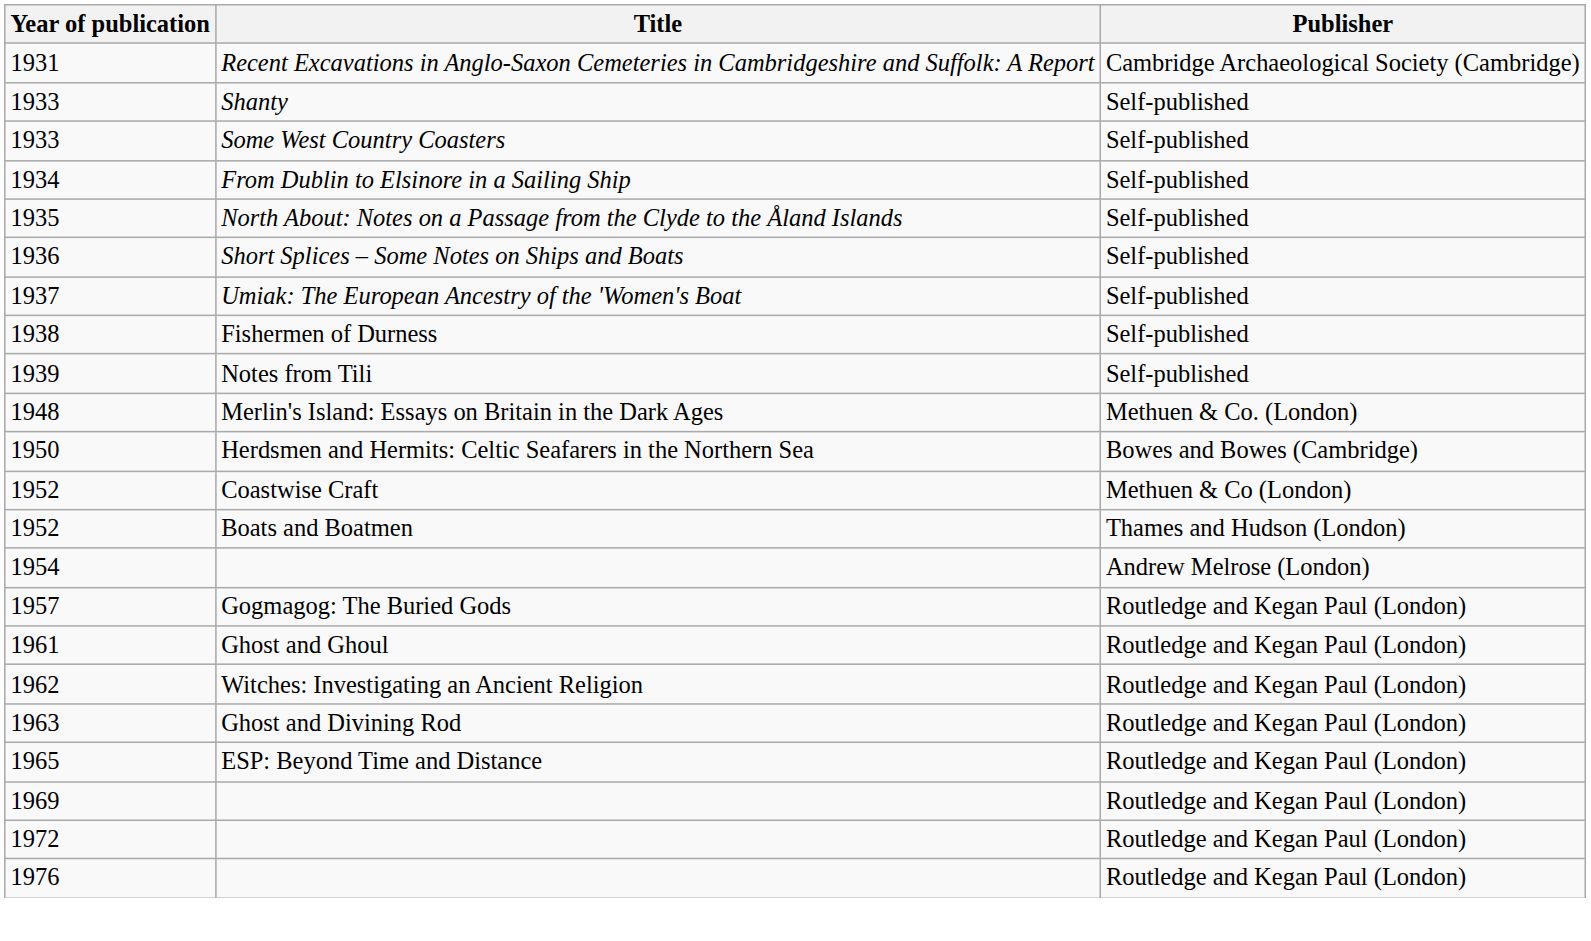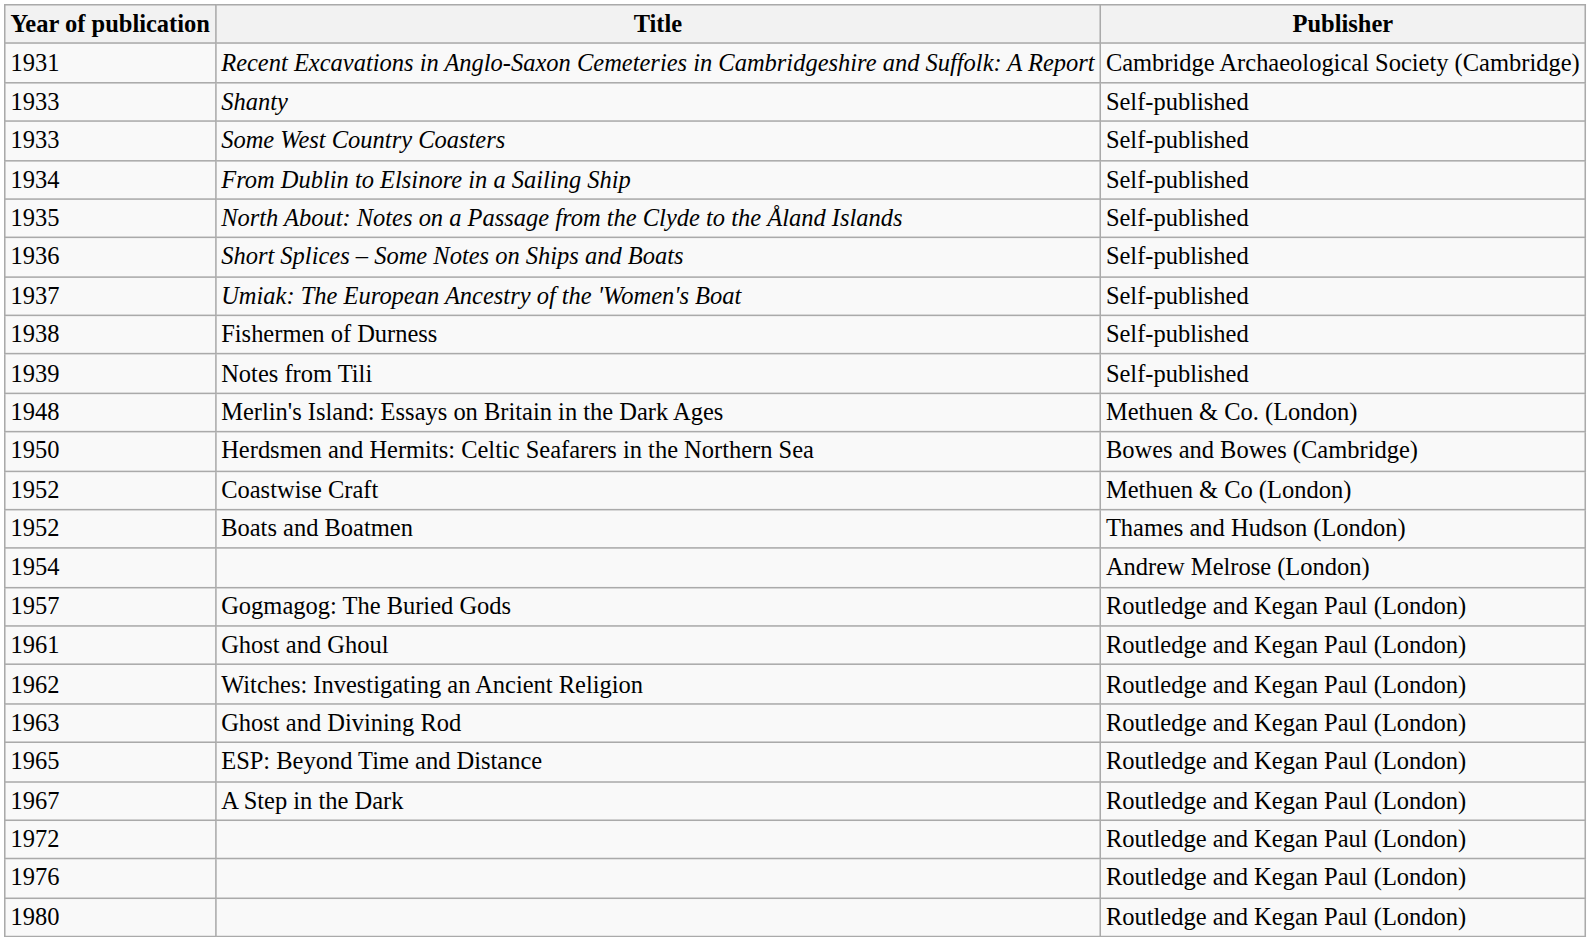+ row: (35, 800)
- row: (35, 800)
+ row: (35, 916)
